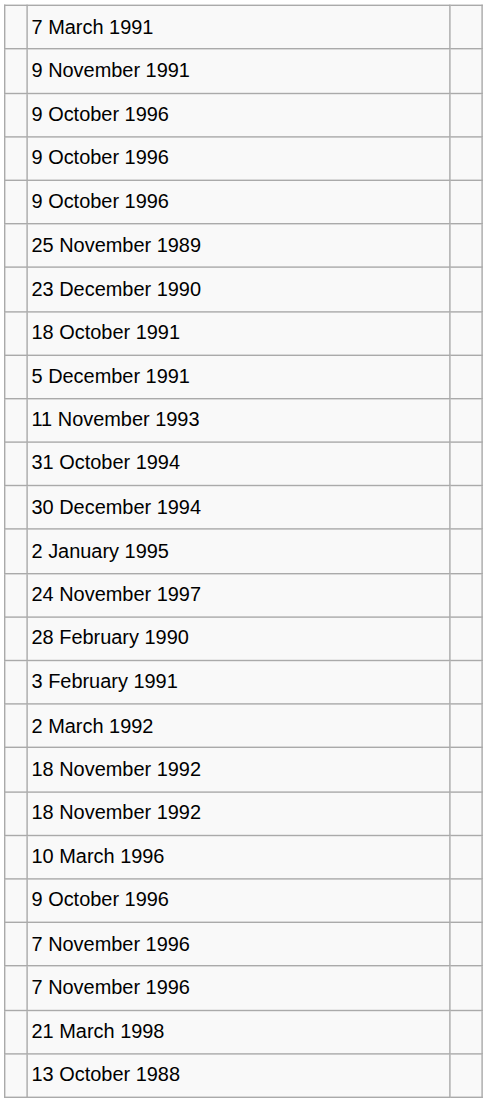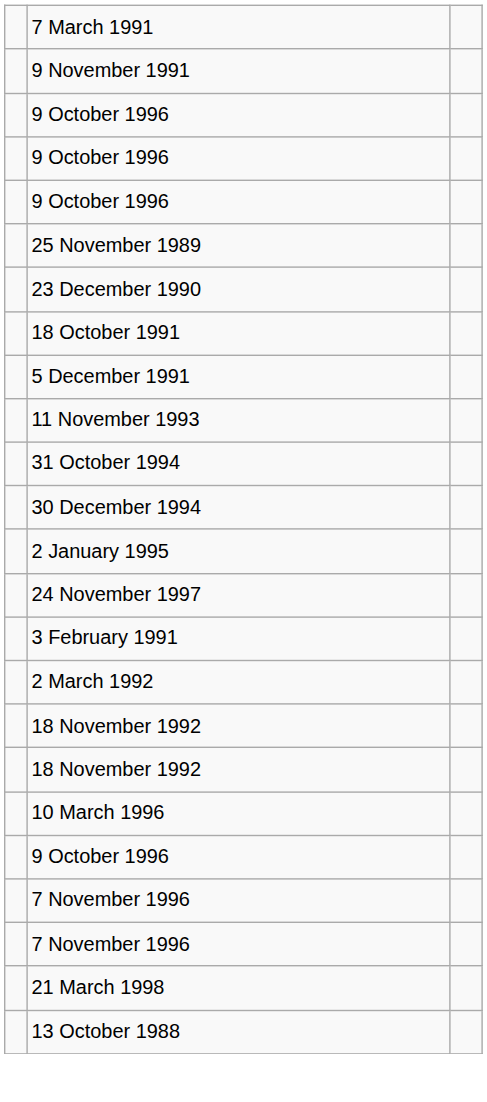- row: (16, 639)
